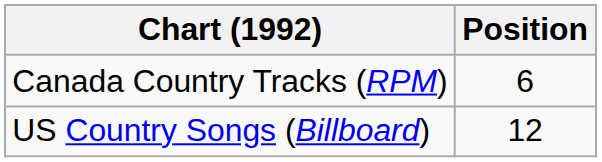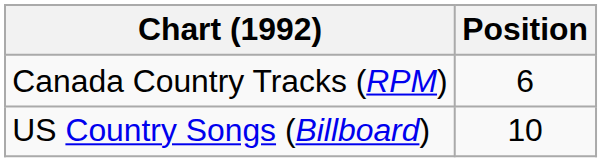(525, 130) 12 -> (525, 130) 10
